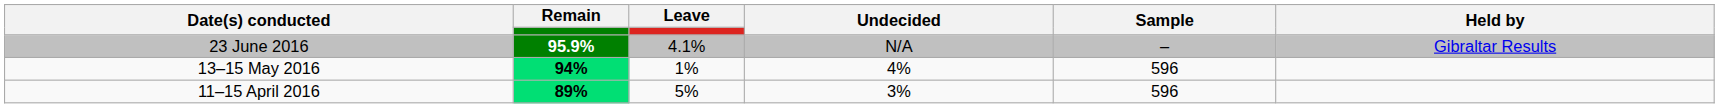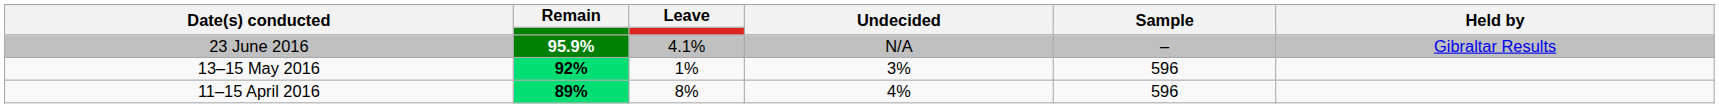(571, 69) 94% -> (571, 69) 92%
(899, 69) 4% -> (899, 69) 3%
(687, 91) 5% -> (687, 91) 8%
(899, 91) 3% -> (899, 91) 4%
